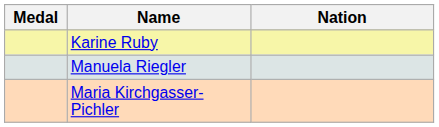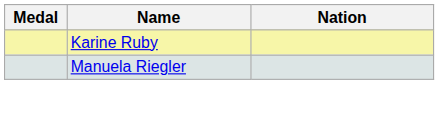- row: (137, 101)
